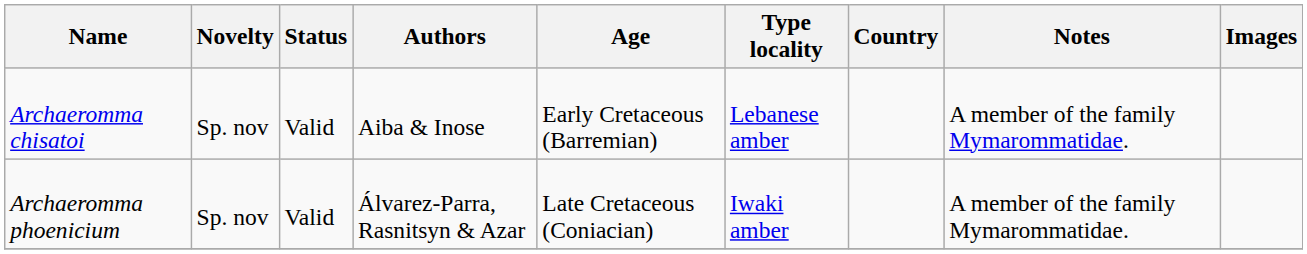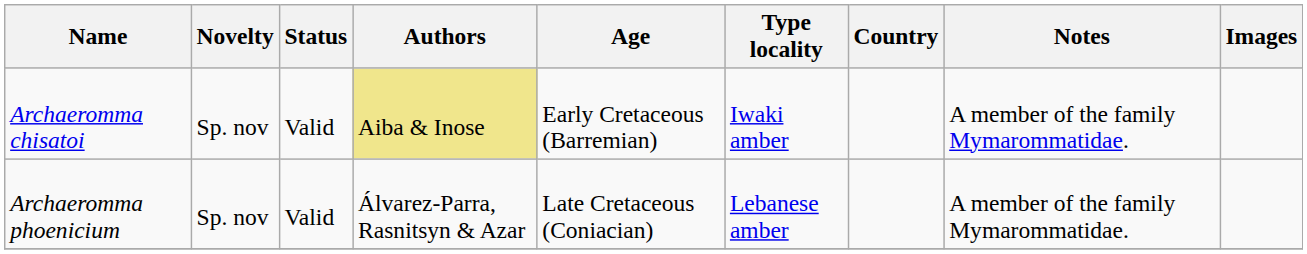(421, 126) no background -> (421, 126) khaki background
(774, 126) Lebanese amber -> (759, 126) Iwaki amber
(759, 216) Iwaki amber -> (774, 216) Lebanese amber
